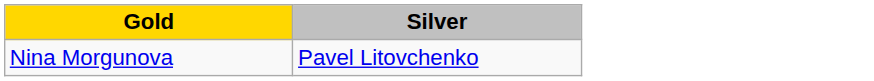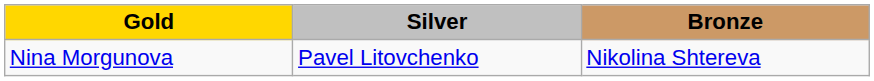+ column: (725, 22)
